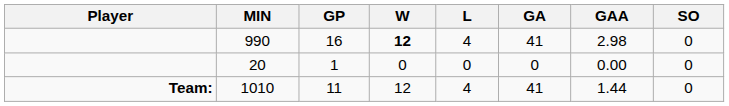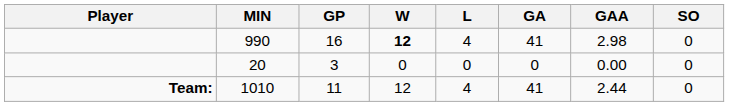(334, 64) 1 -> (334, 64) 3
(612, 88) 1.44 -> (612, 88) 2.44
